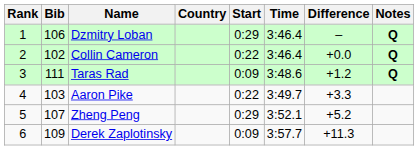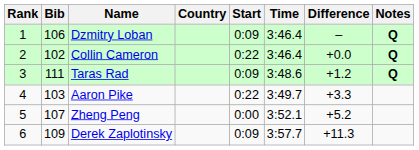(247, 34) 0:29 -> (247, 34) 0:09
(247, 114) 0:29 -> (247, 114) 0:00
